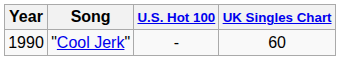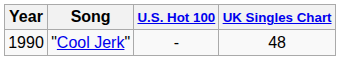(277, 42) 60 -> (277, 42) 48
